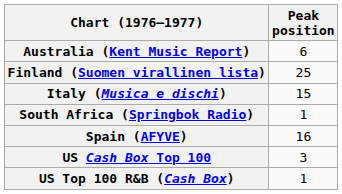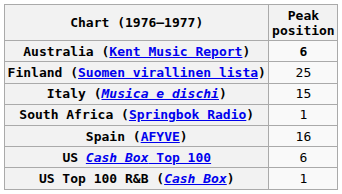(303, 51) normal -> (303, 51) bold
(303, 157) 3 -> (303, 157) 6
